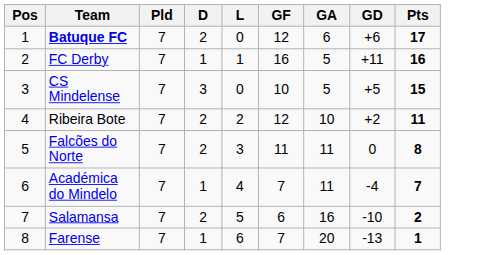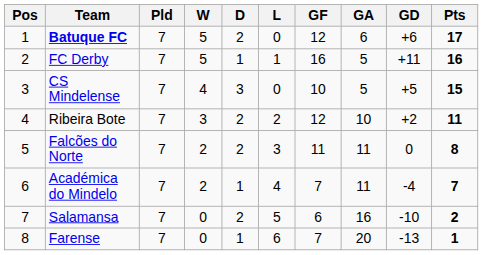+ column: (203, 15)
